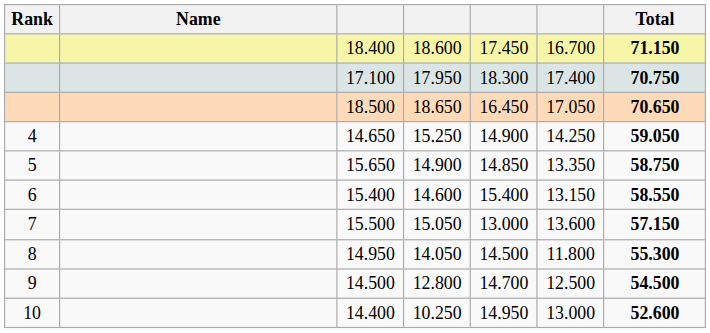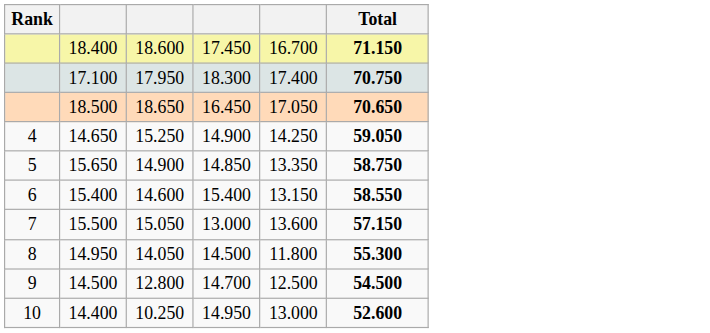- column: (198, 19)
